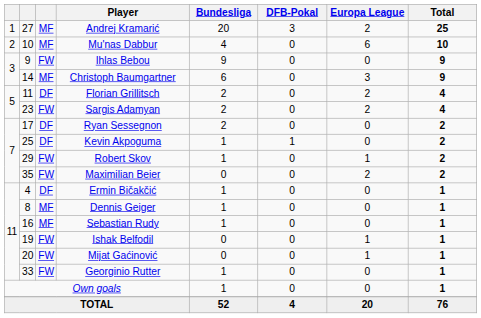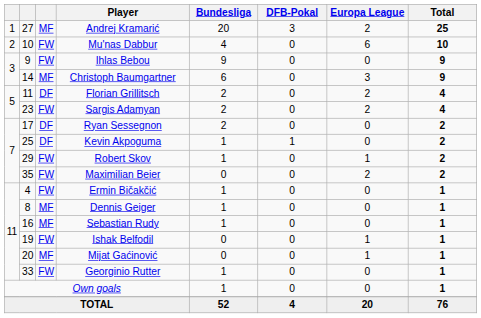(46, 45) MF -> (46, 45) FW
(46, 191) DF -> (46, 191) FW
(46, 256) FW -> (46, 256) MF
